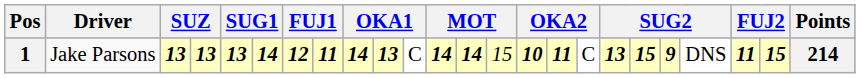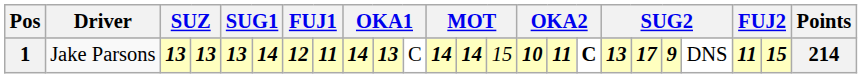(588, 54) normal -> (589, 54) bold
(645, 54) 15 -> (646, 54) 17
